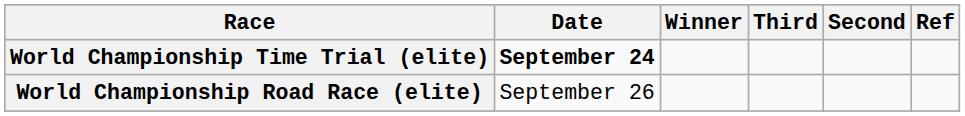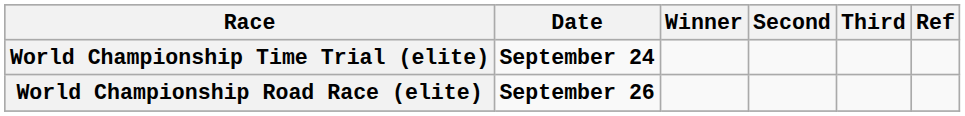columns swapped: (867, 22) <-> (785, 22)
(577, 93) normal -> (577, 93) bold
